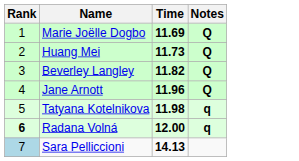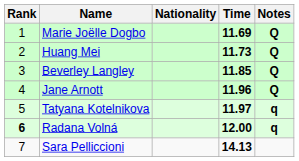+ column: (186, 14)
(170, 71) 11.82 -> (237, 71) 11.85
(170, 109) 11.98 -> (237, 109) 11.97
(22, 147) lightblue background -> (22, 147) no background
